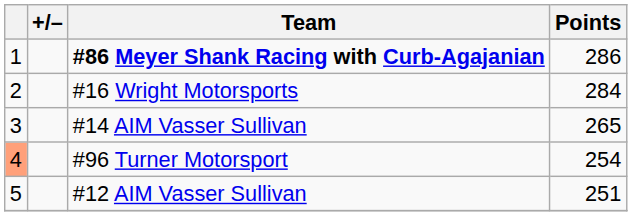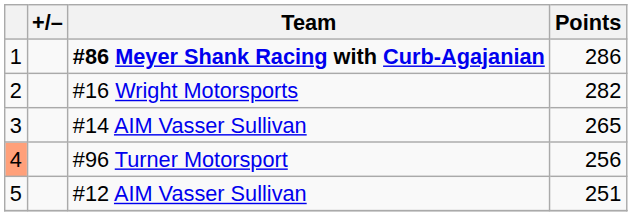(603, 91) 284 -> (603, 91) 282
(603, 160) 254 -> (603, 160) 256
